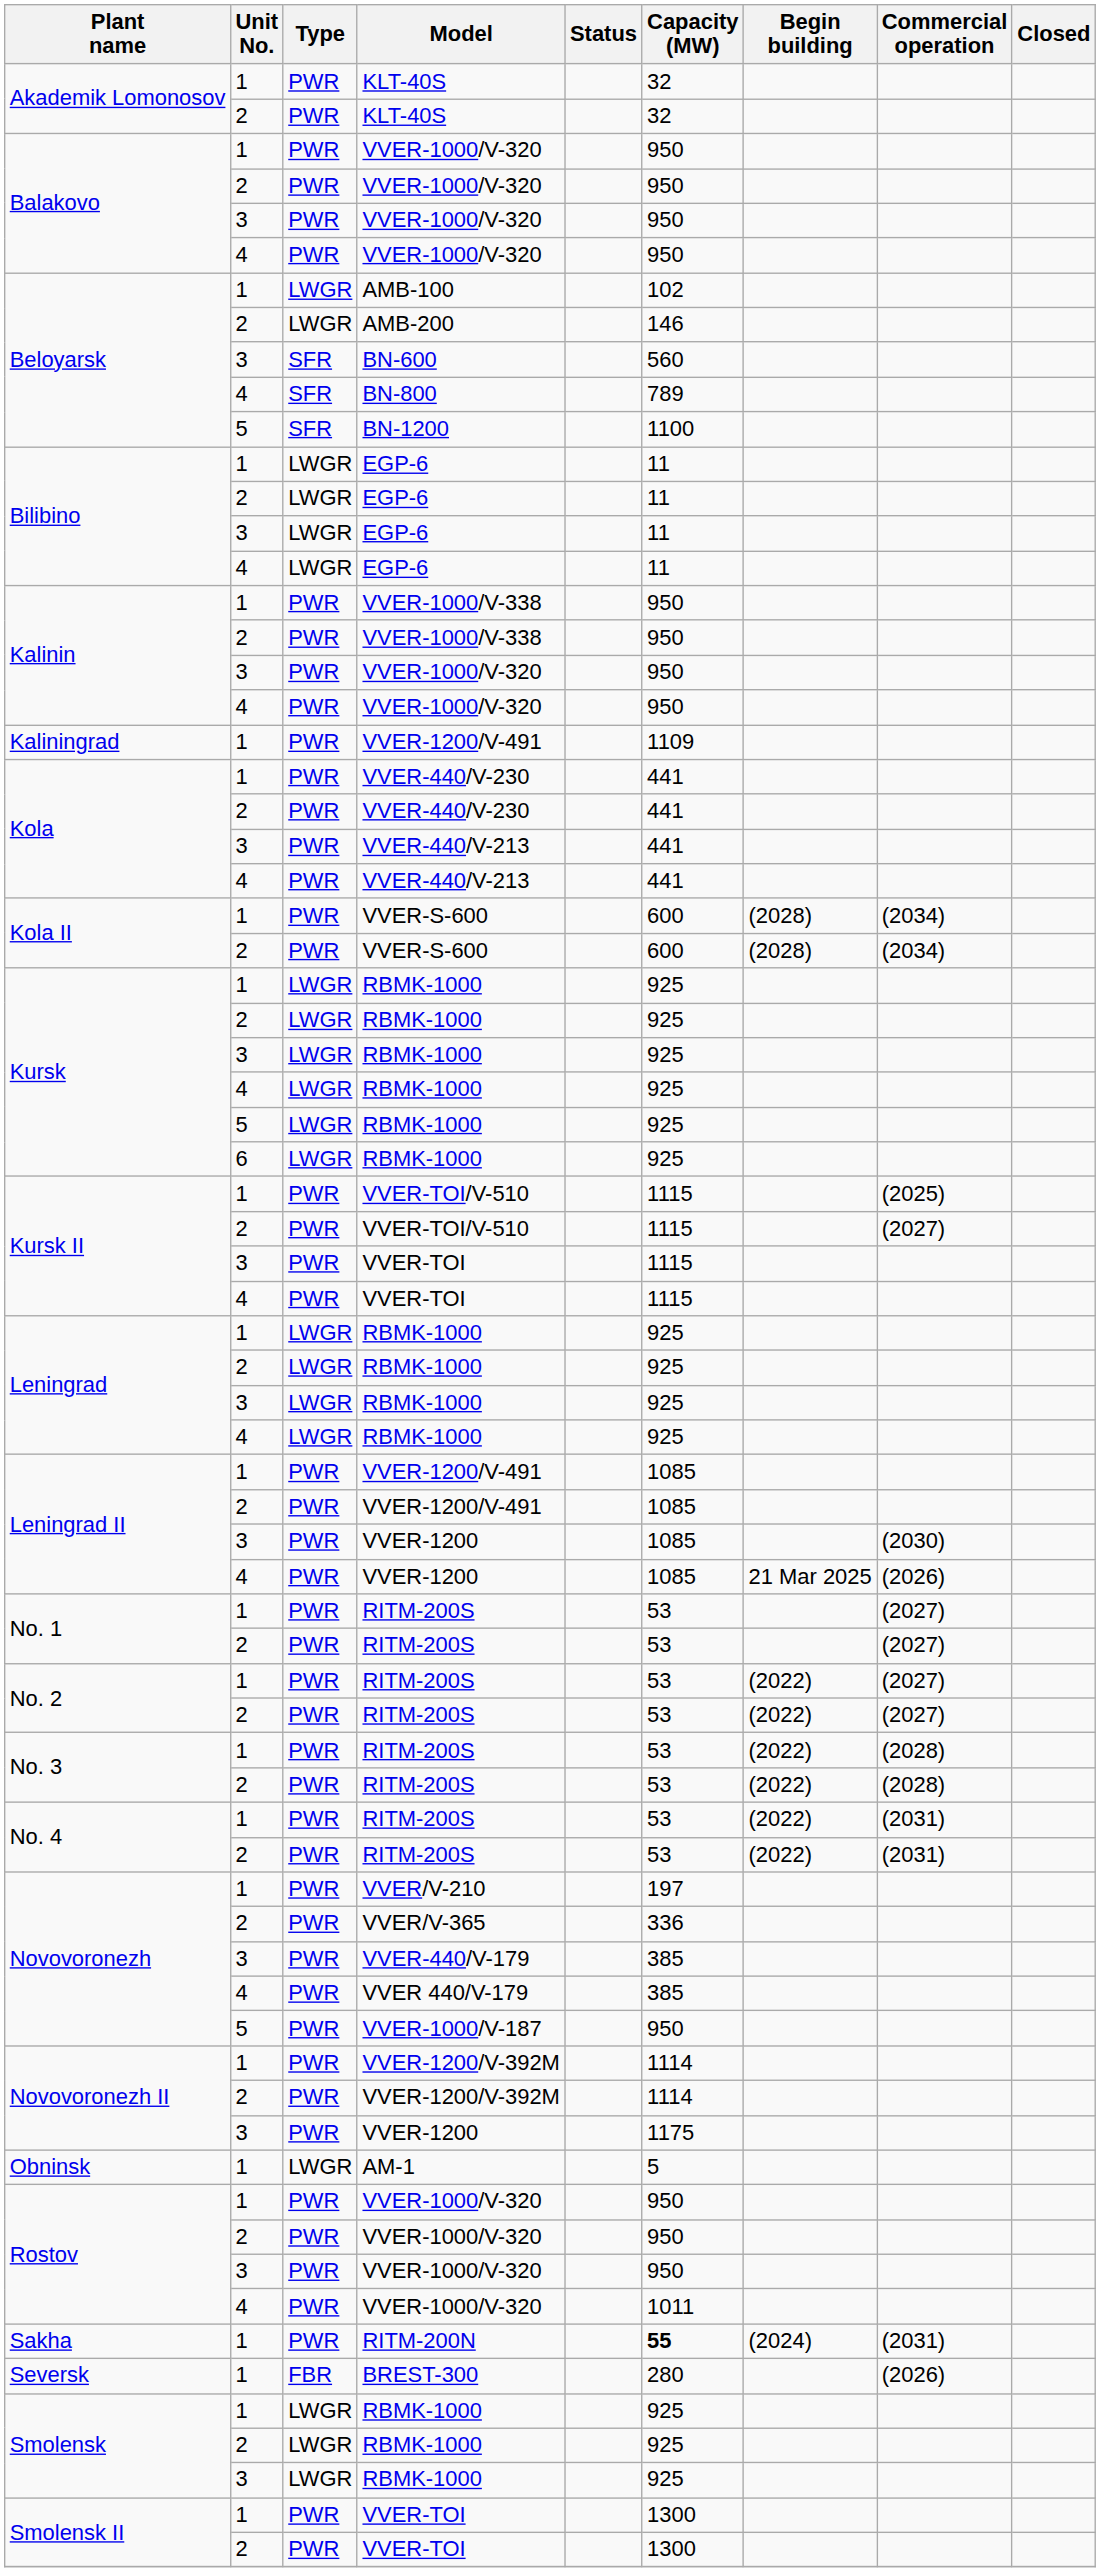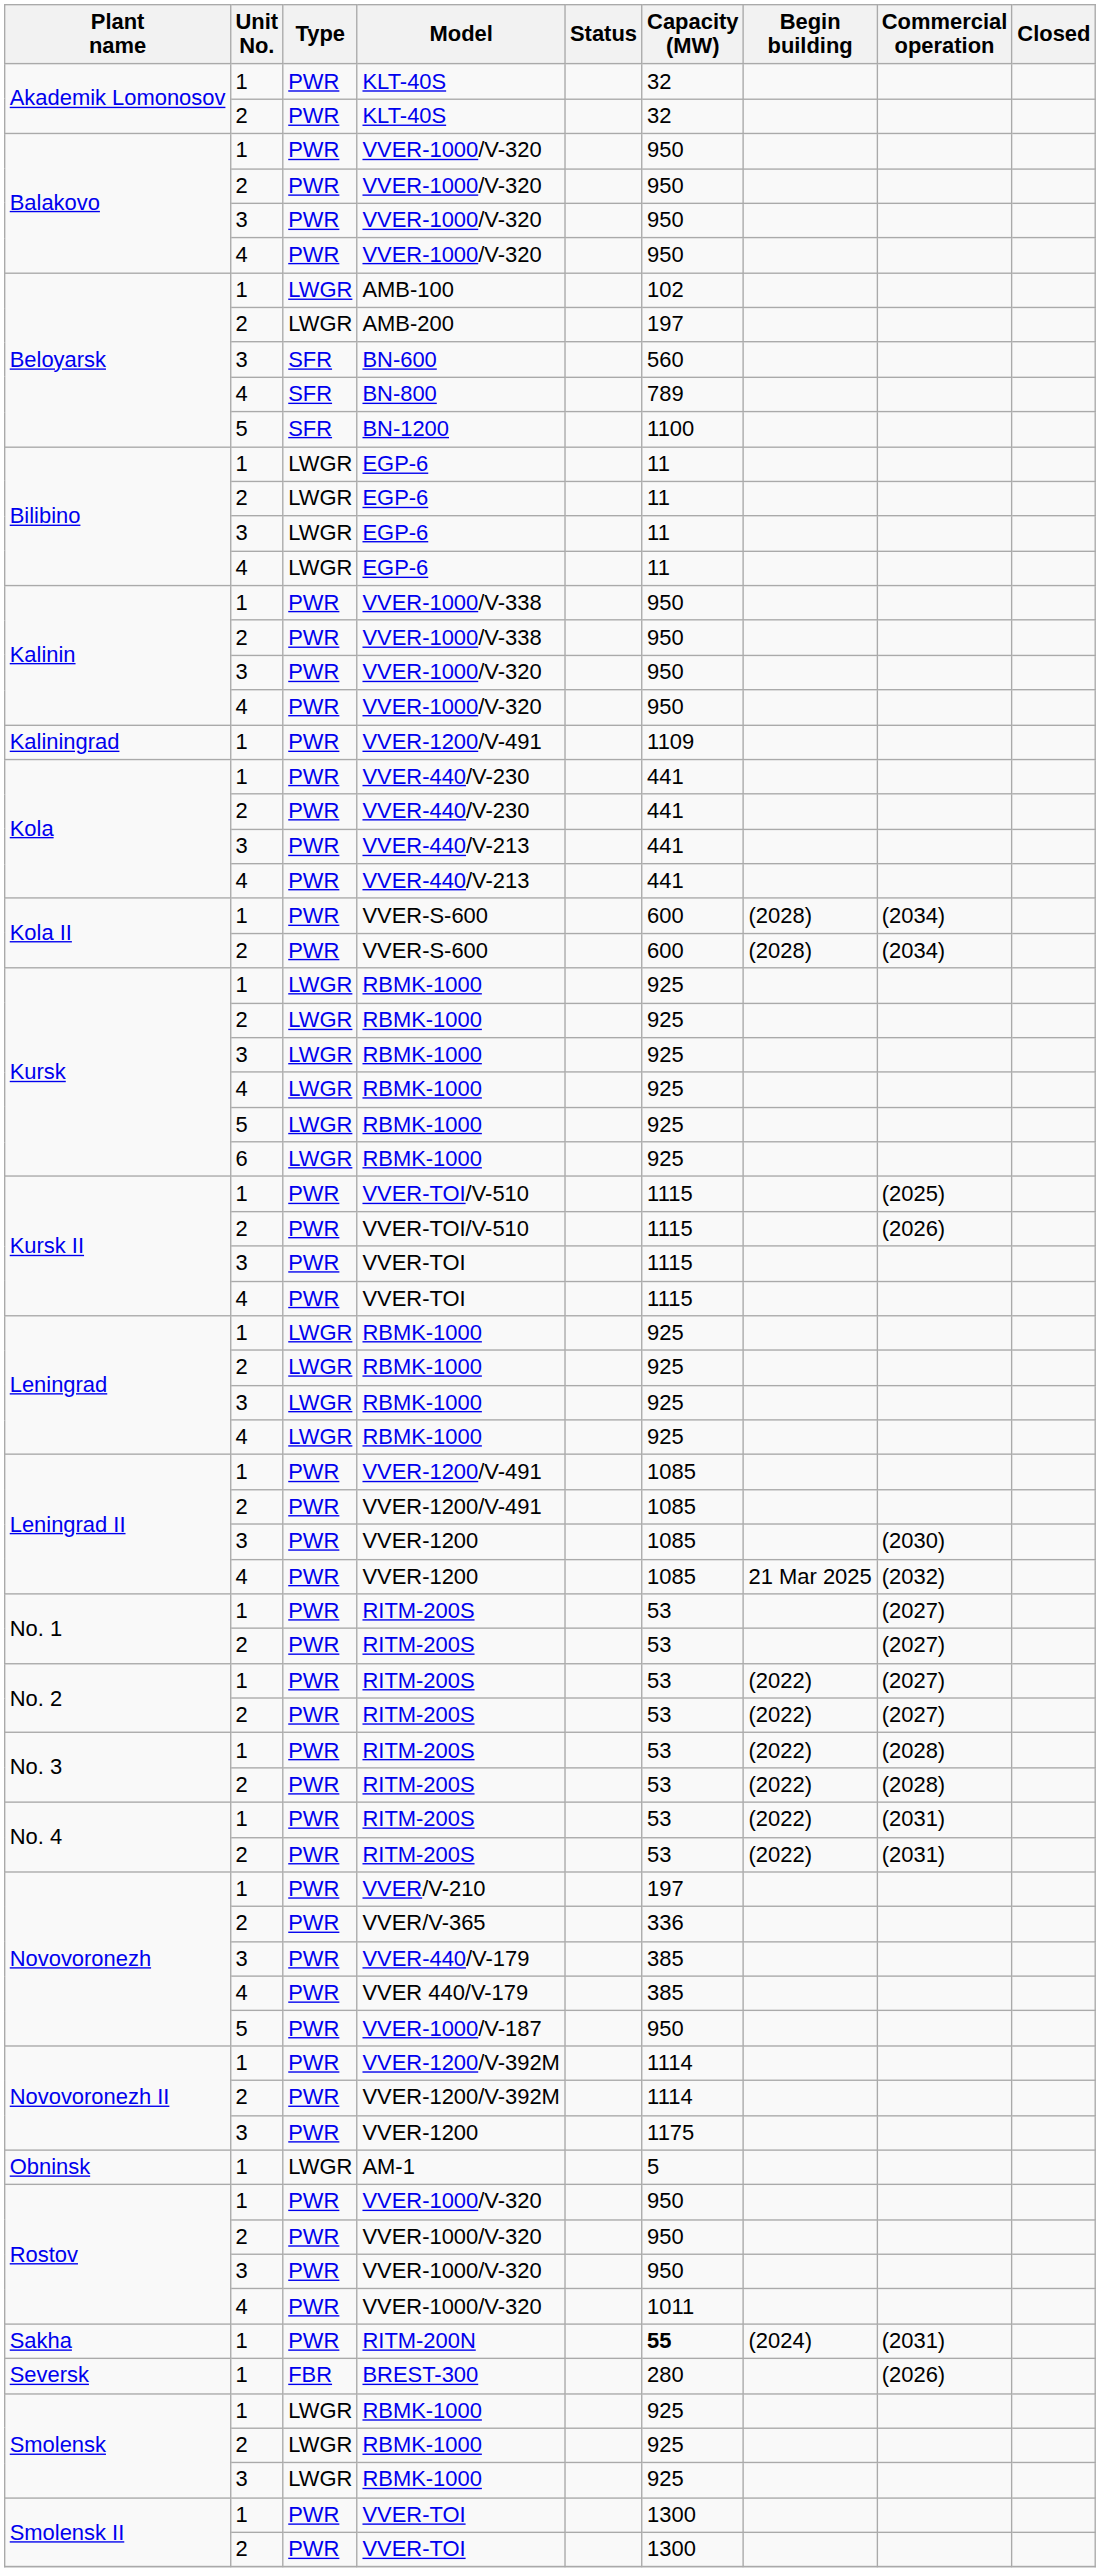(665, 324) 146 -> (665, 324) 197
(913, 1228) (2027) -> (913, 1228) (2026)
(913, 1576) (2026) -> (913, 1576) (2032)
